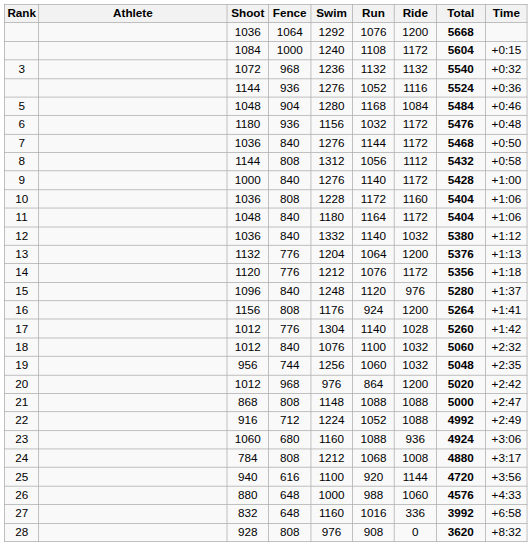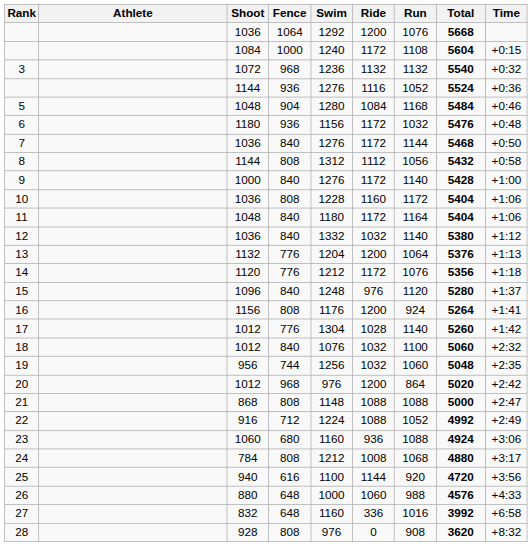columns swapped: (415, 13) <-> (373, 13)
